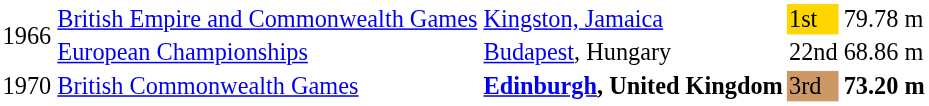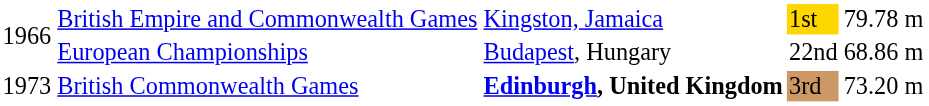(27, 85) 1970 -> (27, 85) 1973
(884, 85) bold -> (884, 85) normal
